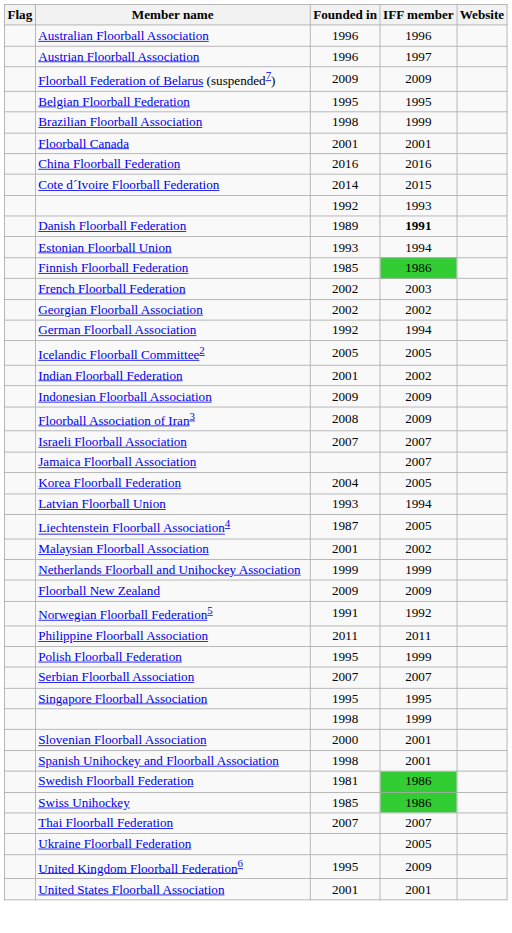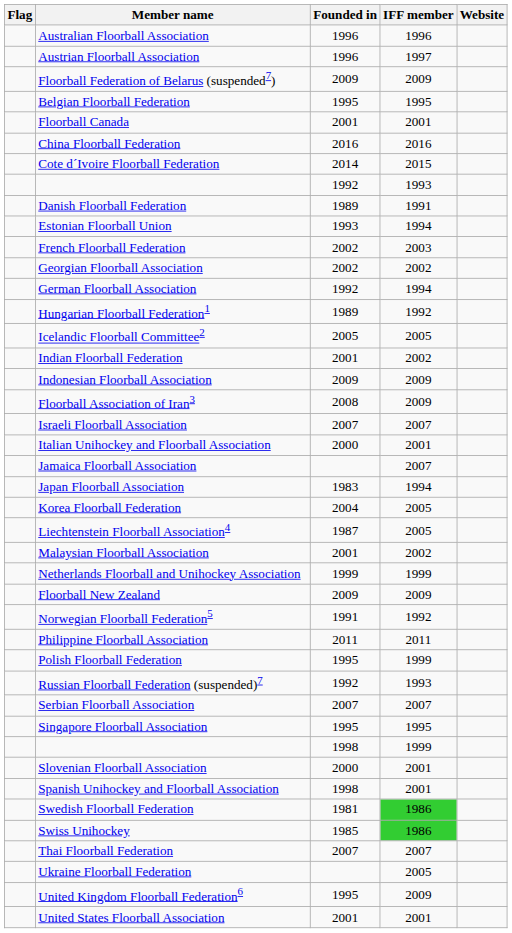- row: (120, 122)
(418, 226) bold -> (418, 205) normal
- row: (113, 268)
+ row: (124, 311)
+ row: (154, 445)
+ row: (111, 486)
- row: (102, 504)
+ row: (150, 683)
